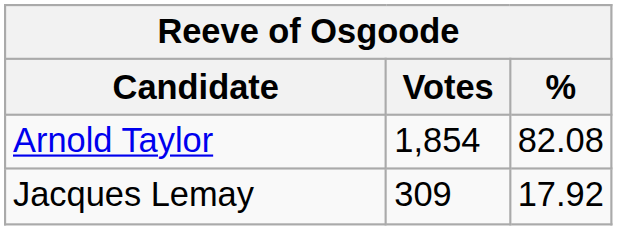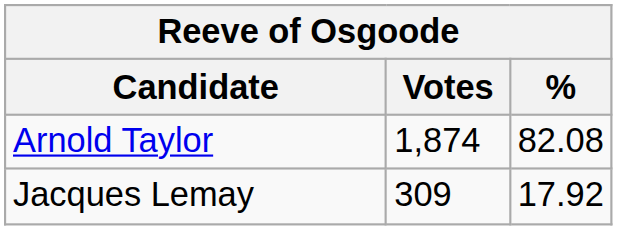(437, 140) 1,854 -> (437, 140) 1,874
